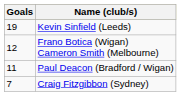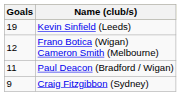(9, 83) 7 -> (9, 83) 9
